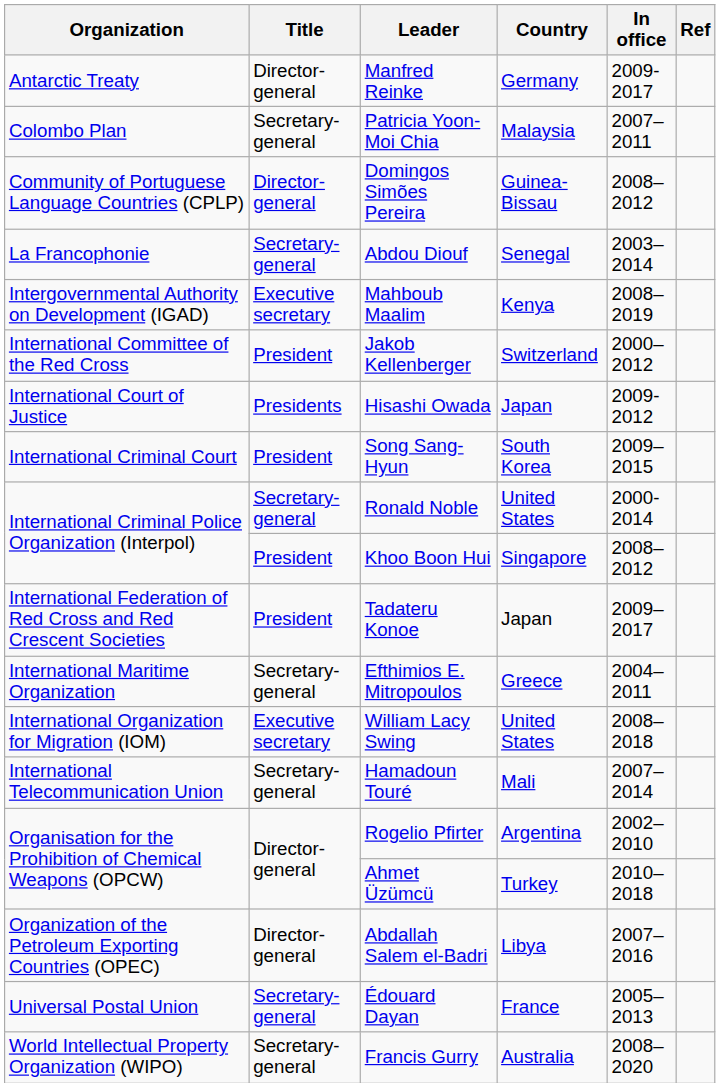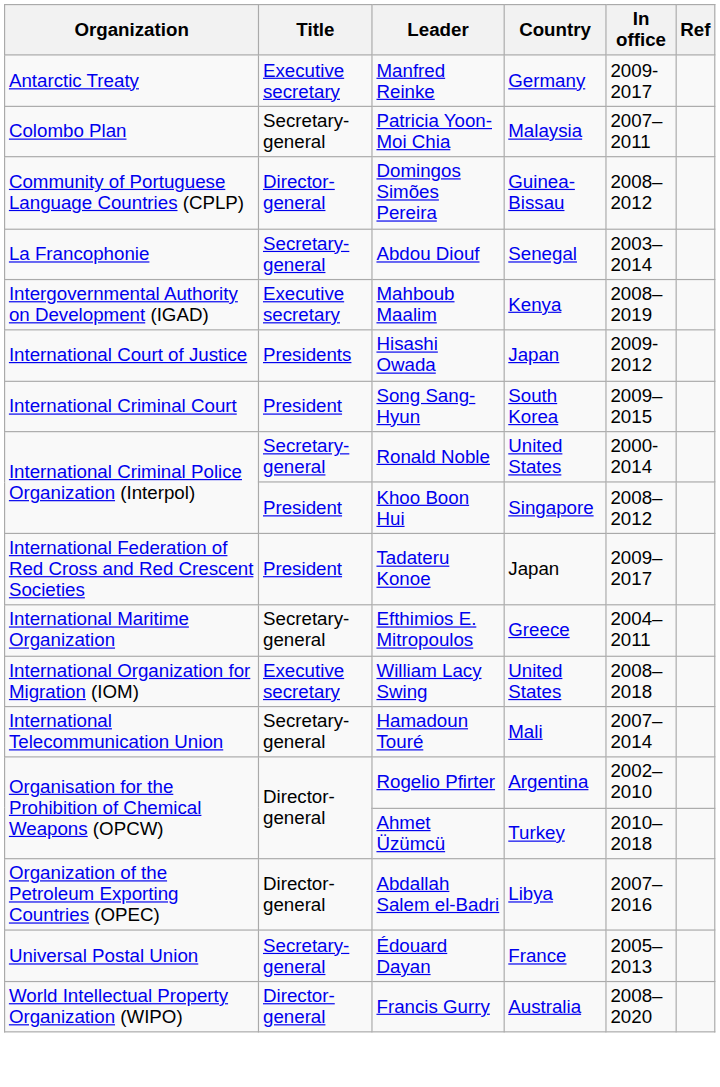(289, 80) Director-general -> (304, 80) Executive secretary
- row: (418, 355)
(296, 1057) Secretary-general -> (299, 1006) Director-general
